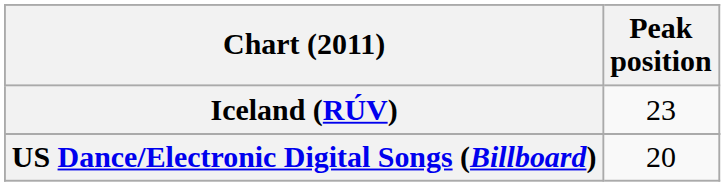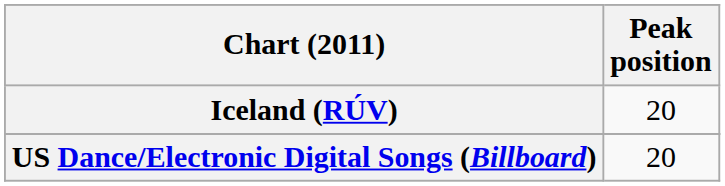(661, 109) 23 -> (661, 109) 20
